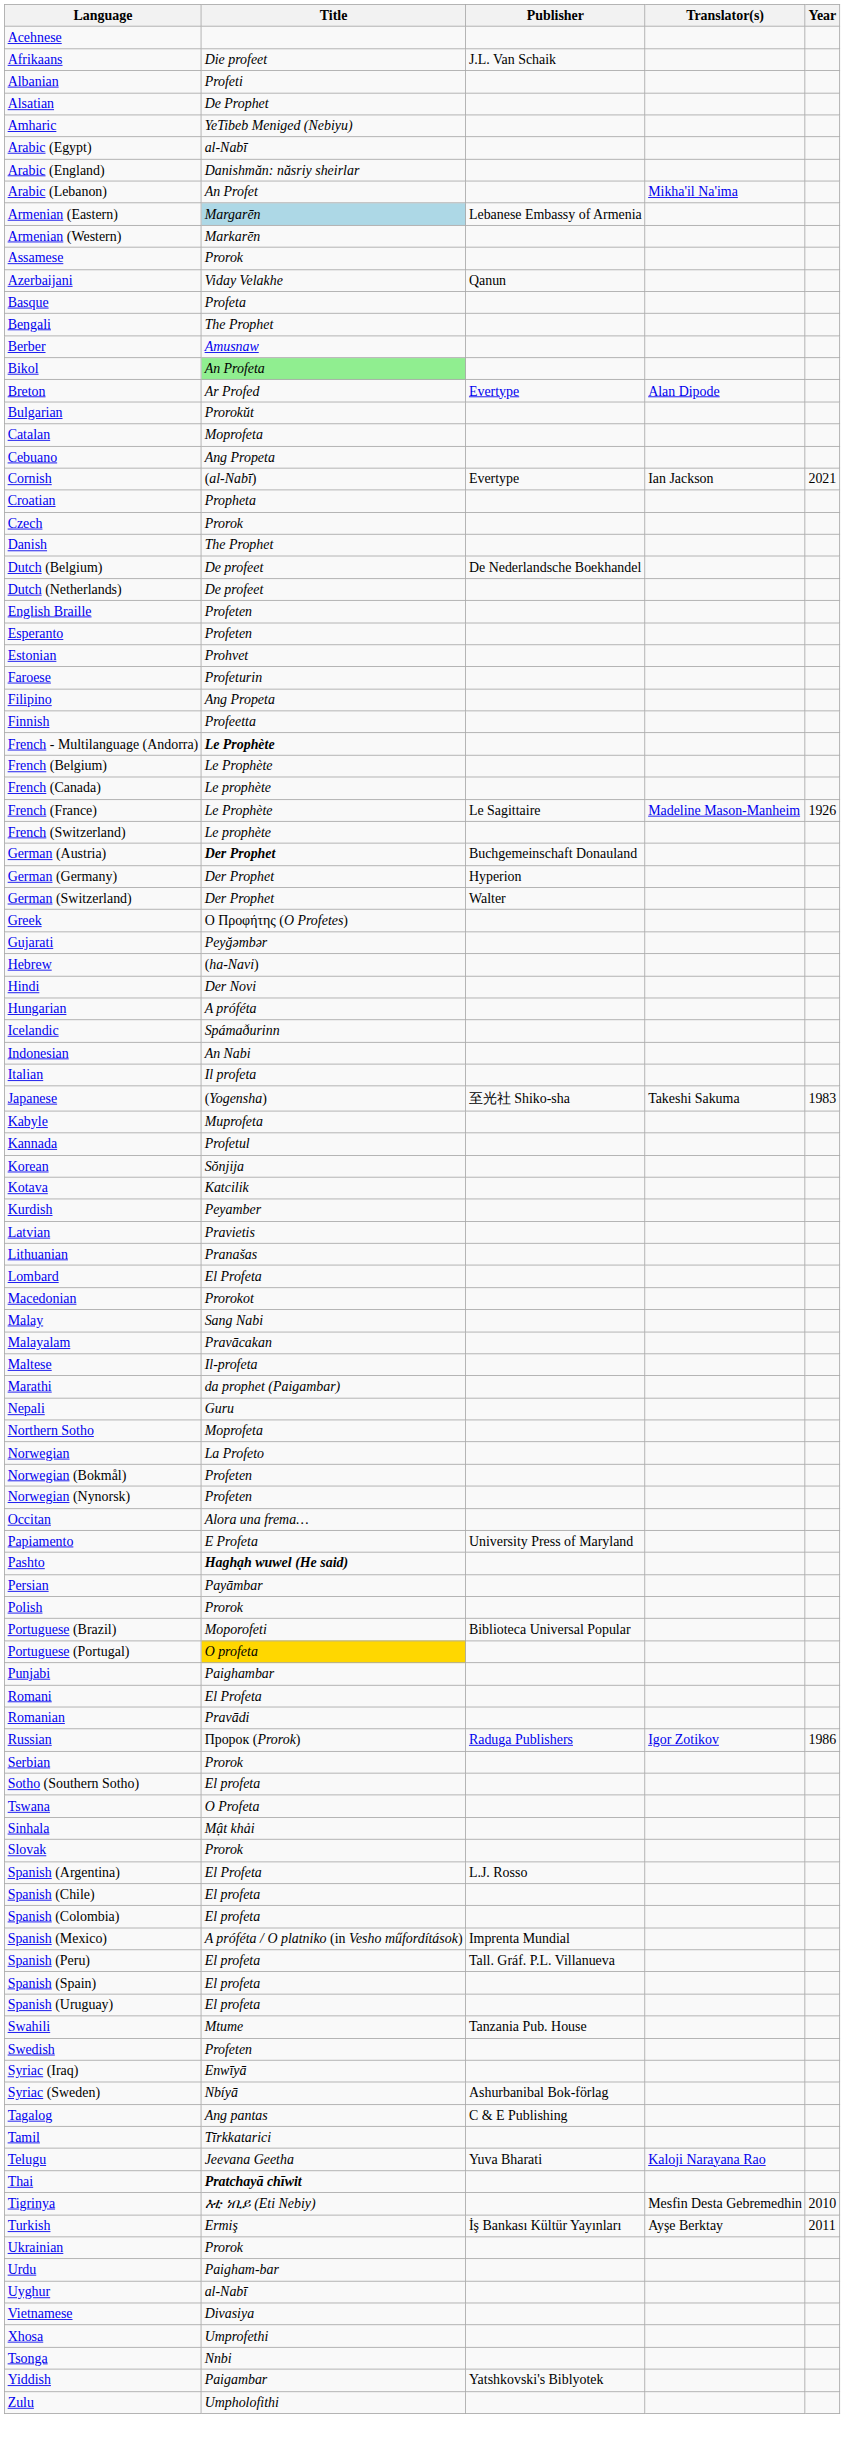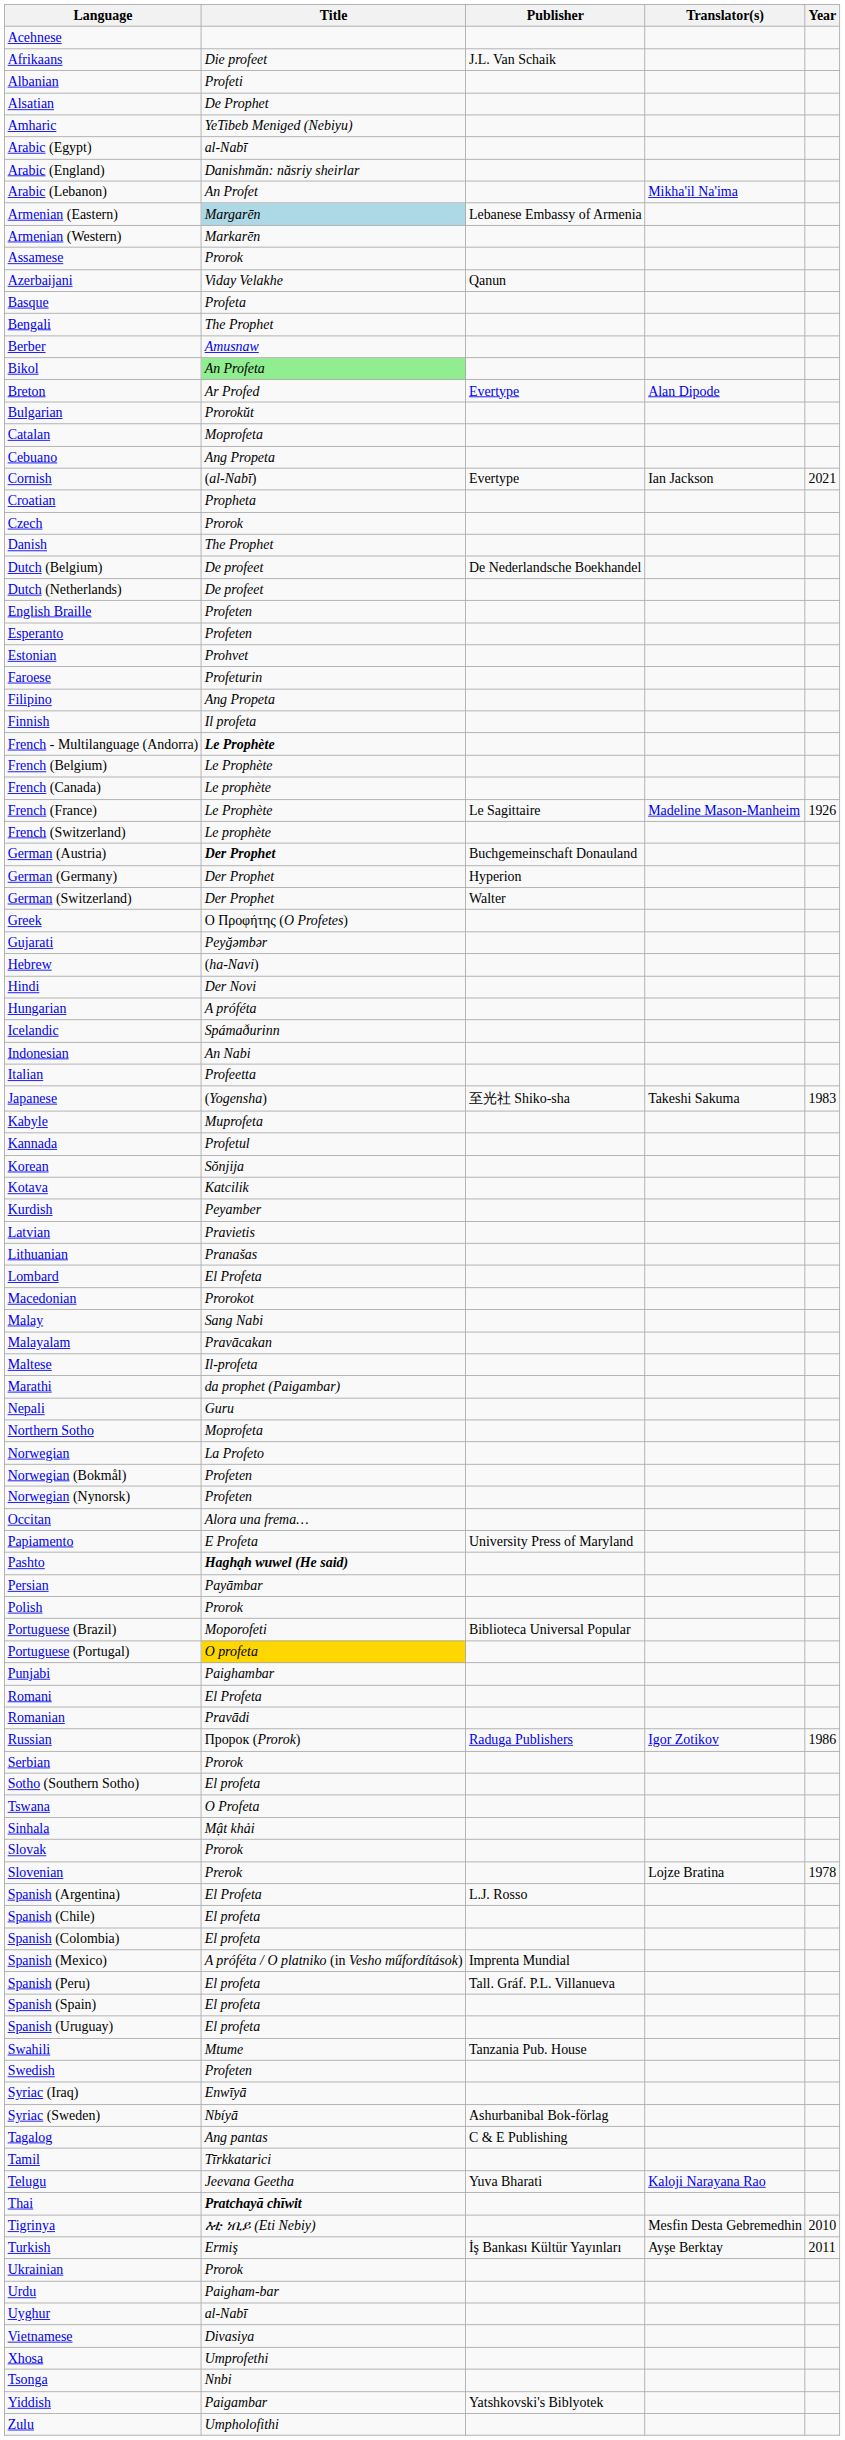(230, 721) Profeetta -> (230, 721) Il profeta
(230, 1075) Il profeta -> (230, 1075) Profeetta
+ row: (35, 1872)
